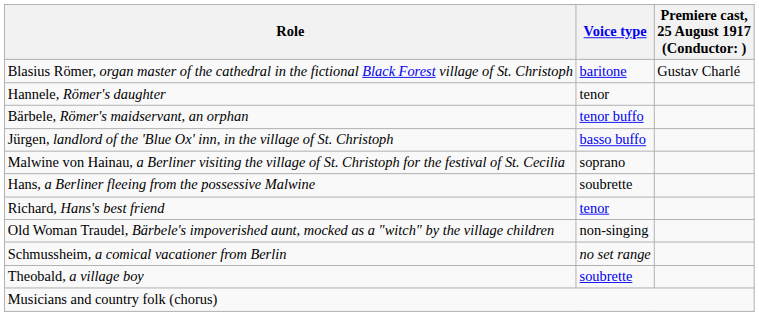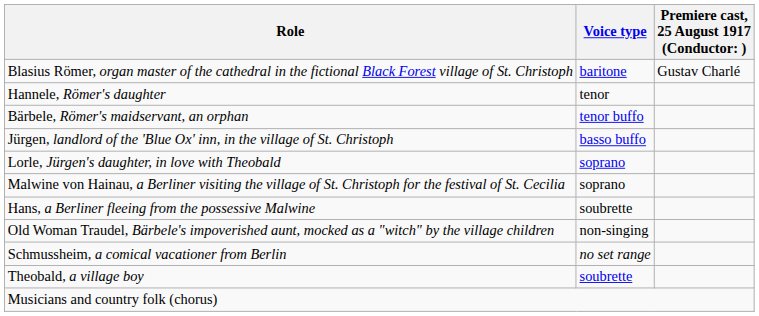+ row: (144, 162)
- row: (86, 208)
